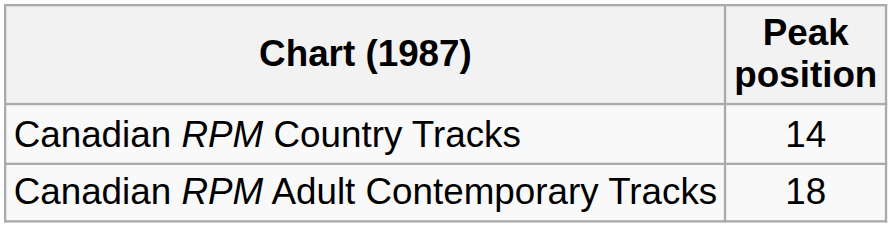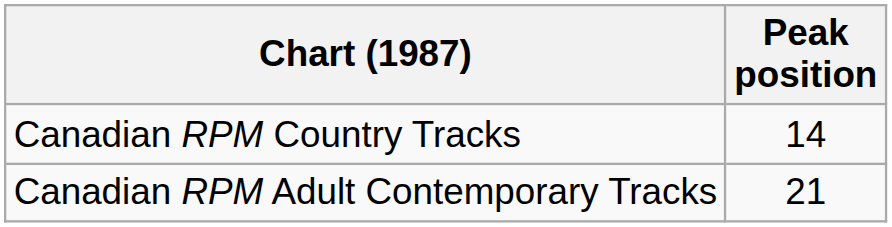(806, 191) 18 -> (806, 191) 21
